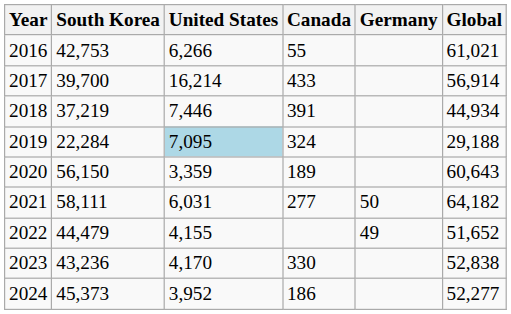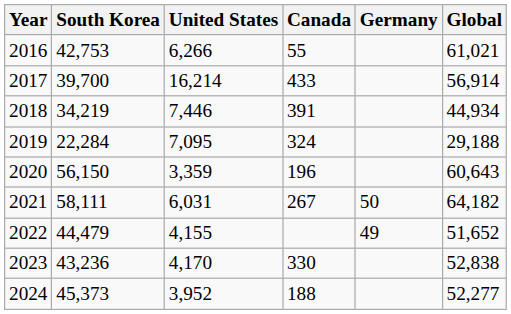(83, 111) 37,219 -> (83, 111) 34,219
(190, 141) lightblue background -> (190, 141) no background
(301, 171) 189 -> (301, 171) 196
(301, 202) 277 -> (301, 202) 267
(301, 293) 186 -> (301, 293) 188
